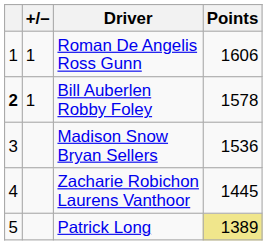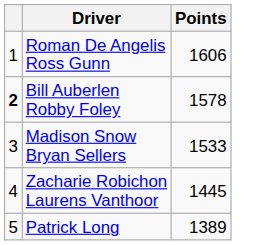- column: (38, 18)
(240, 145) 1536 -> (208, 145) 1533
(240, 227) khaki background -> (208, 227) no background
